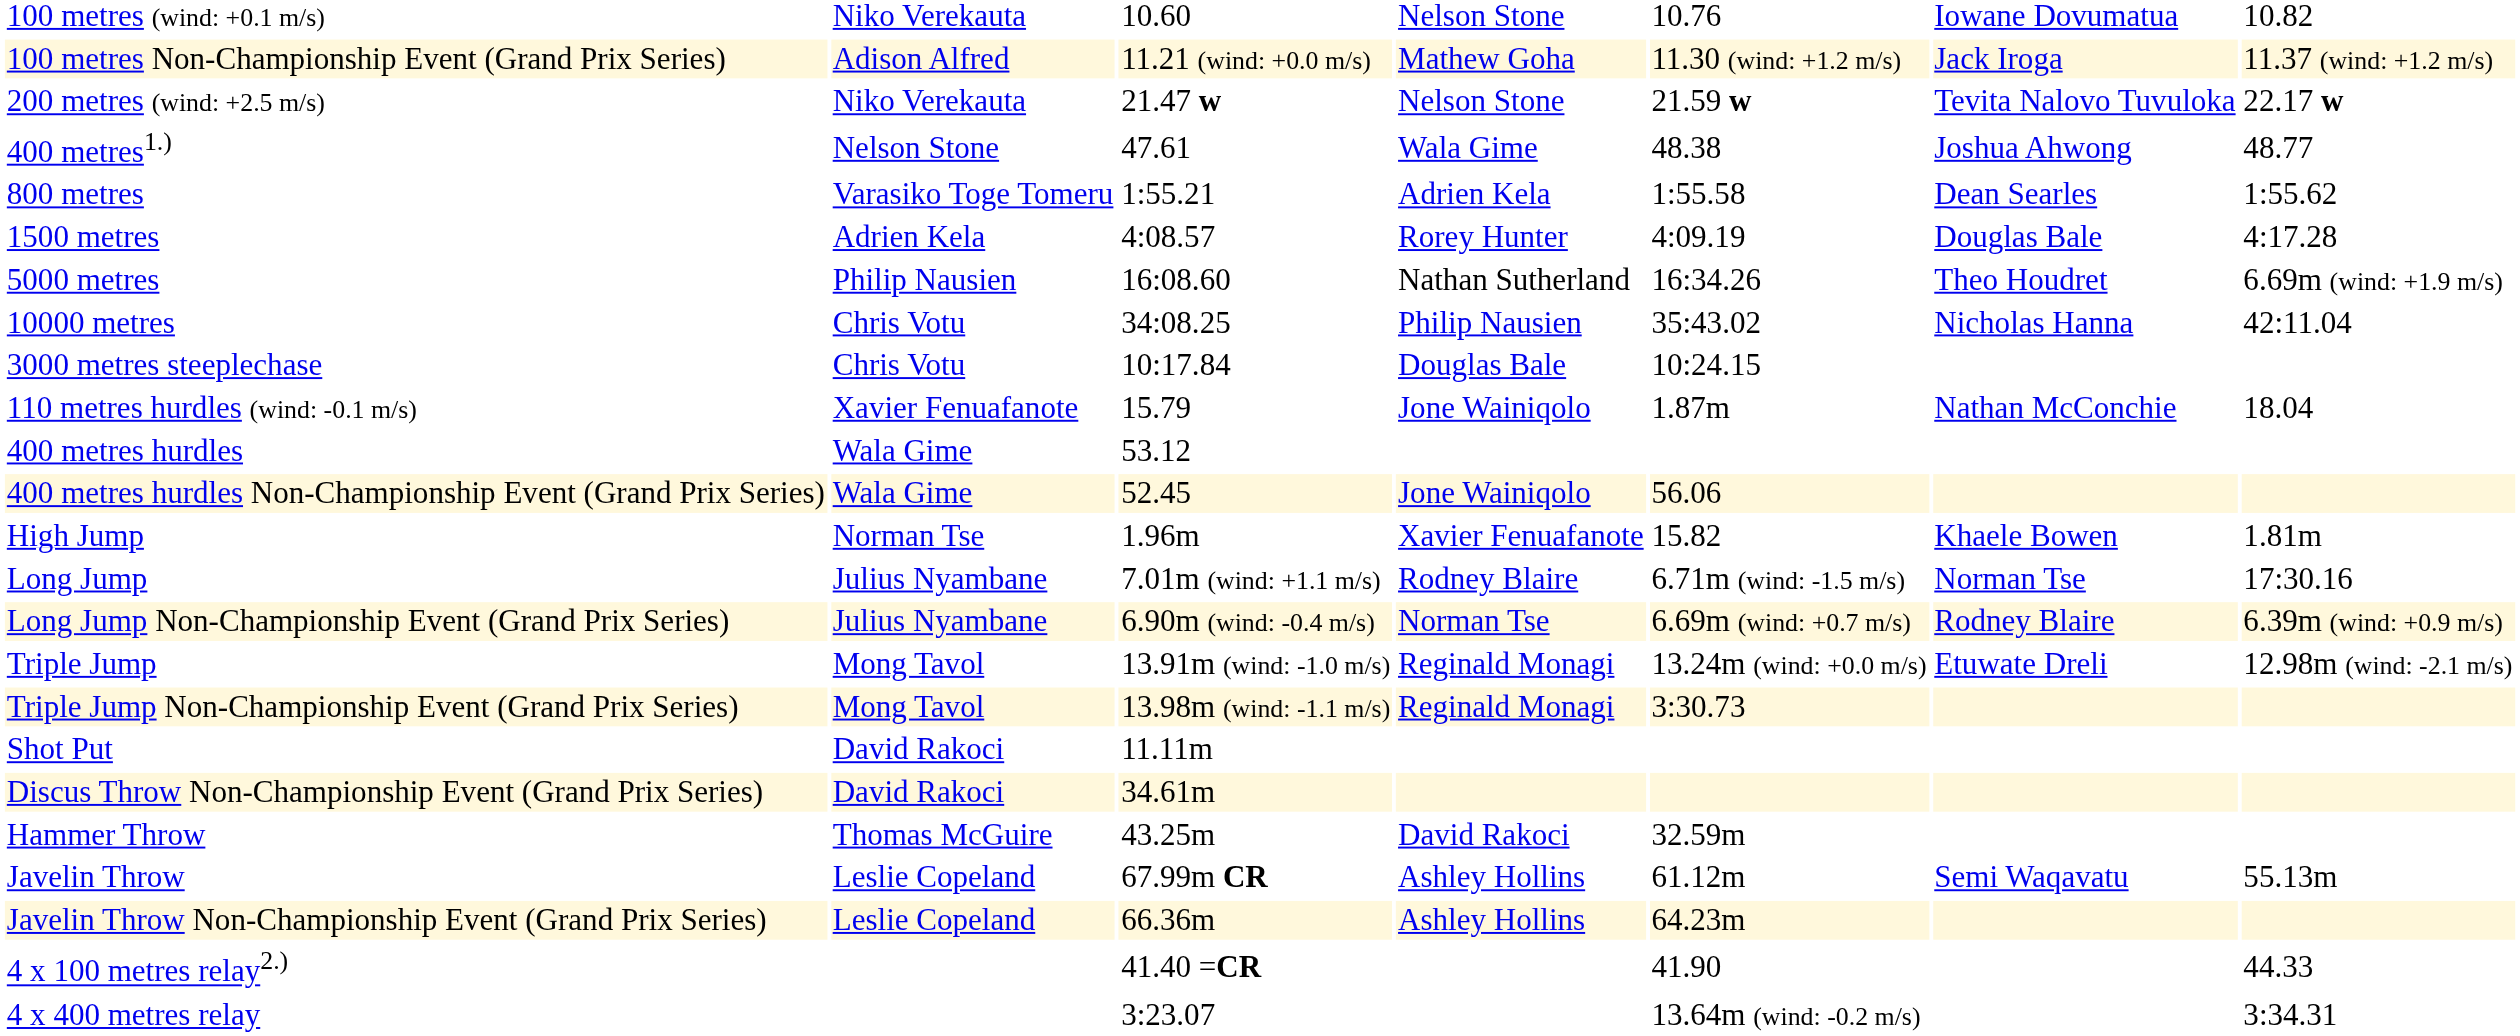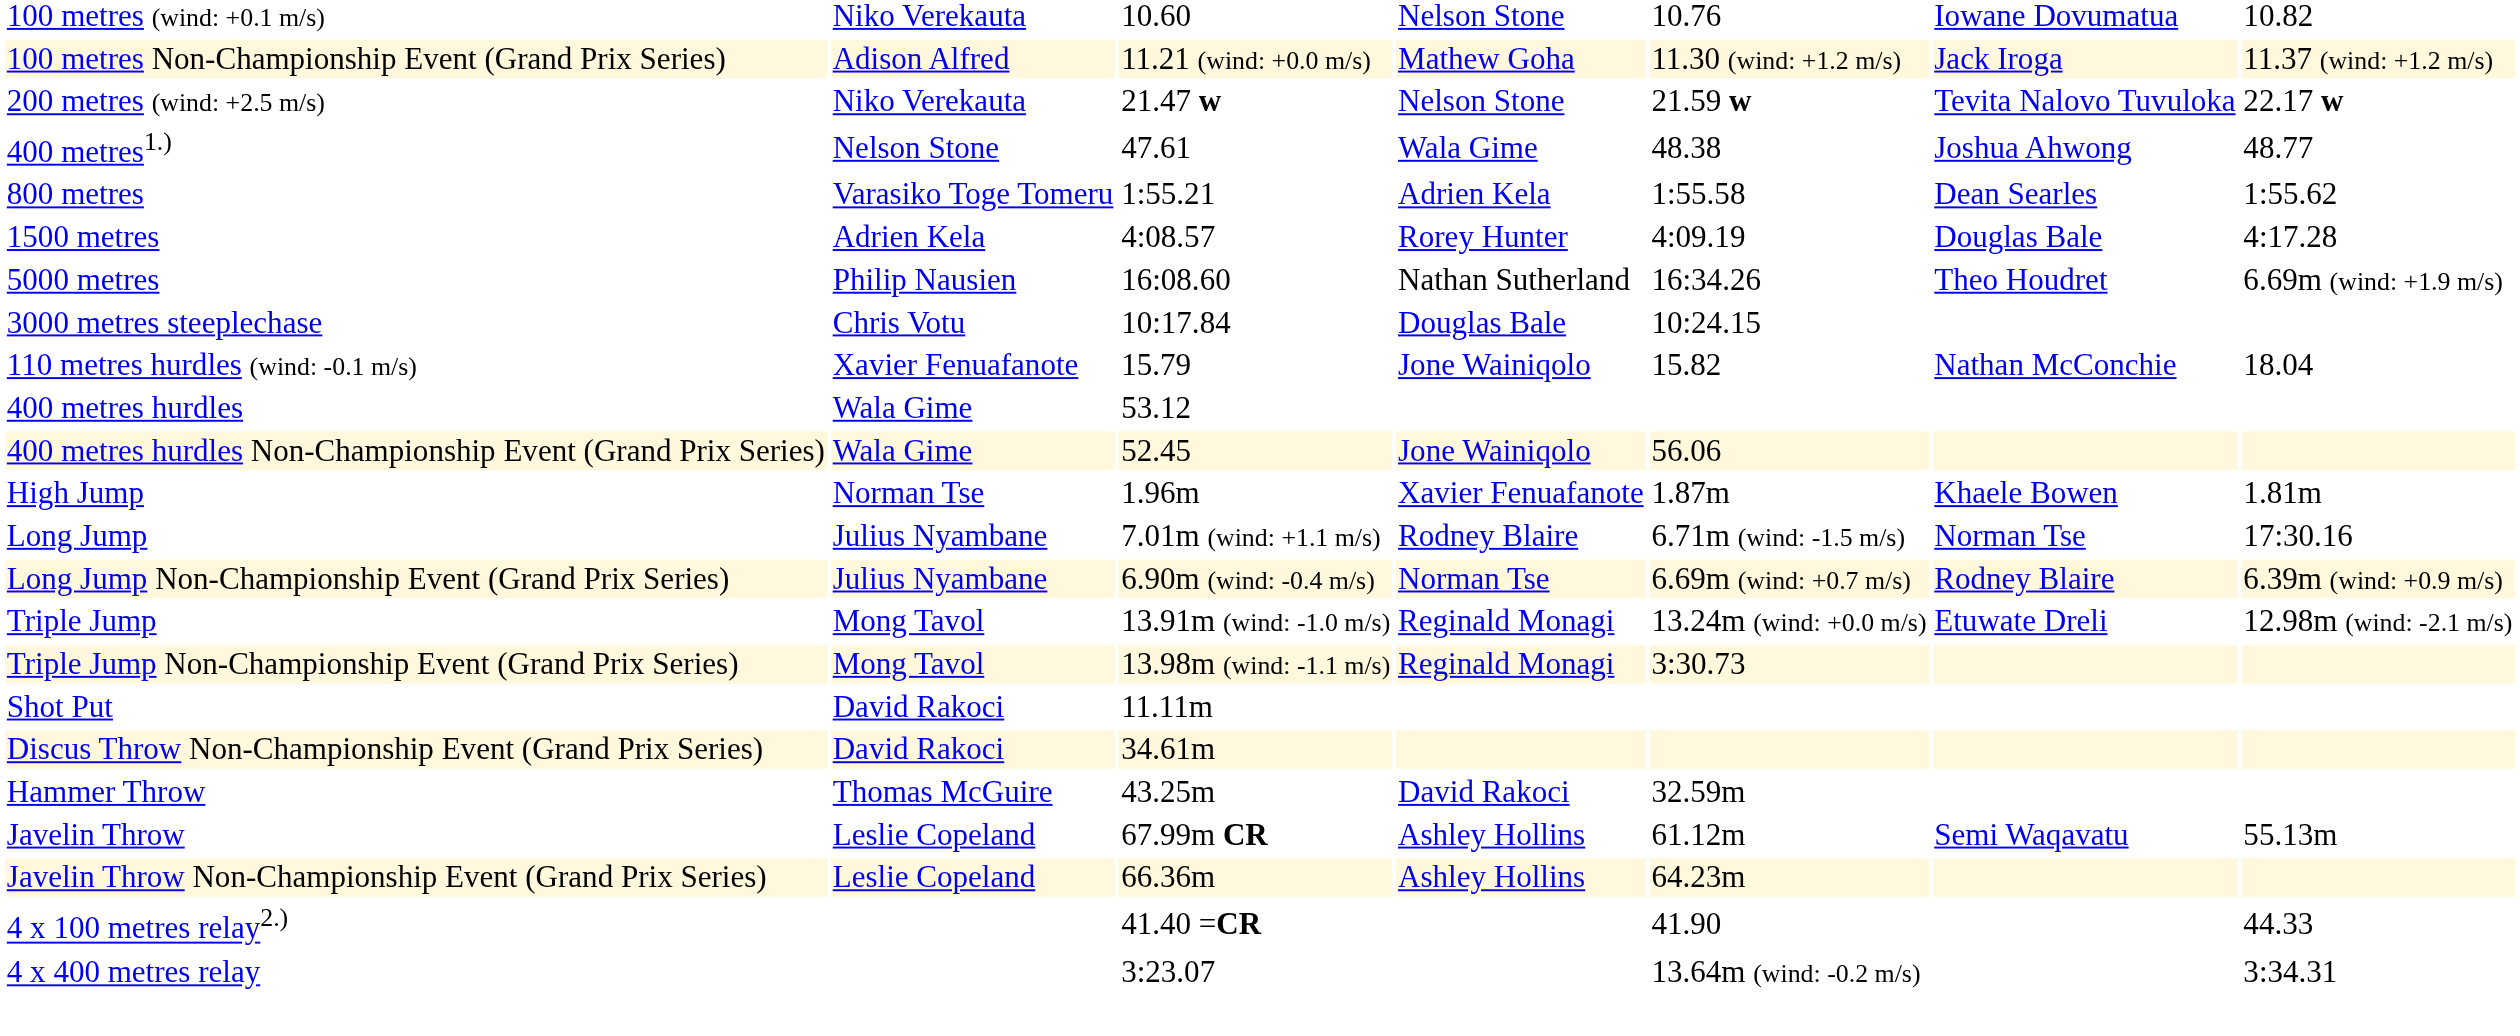- row: (91, 322)
(1691, 408) 1.87m -> (1686, 365) 15.82
(1686, 536) 15.82 -> (1691, 493) 1.87m
